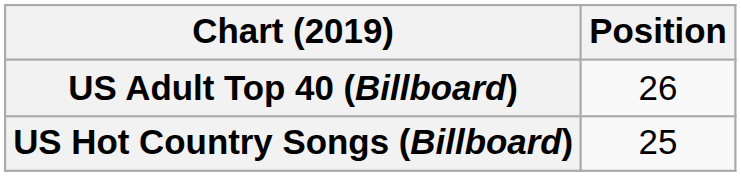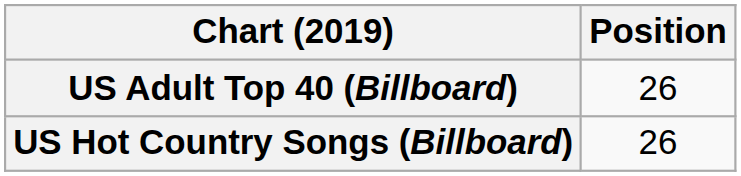(658, 142) 25 -> (658, 142) 26
